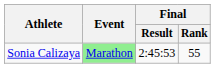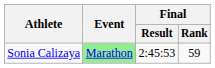(194, 53) 55 -> (194, 53) 59
